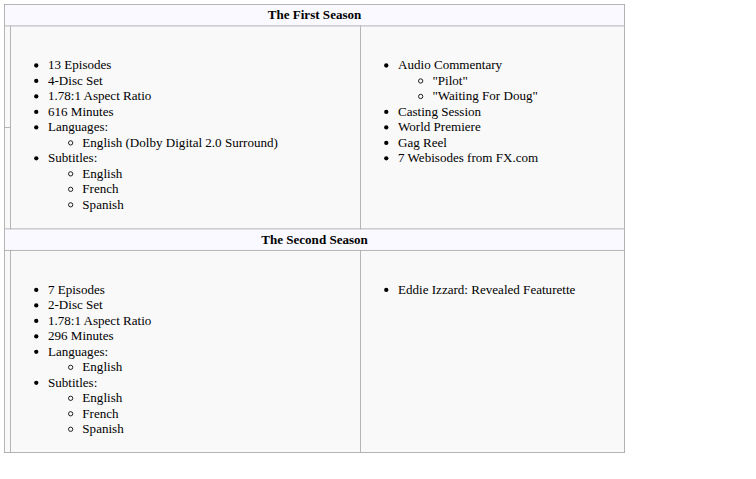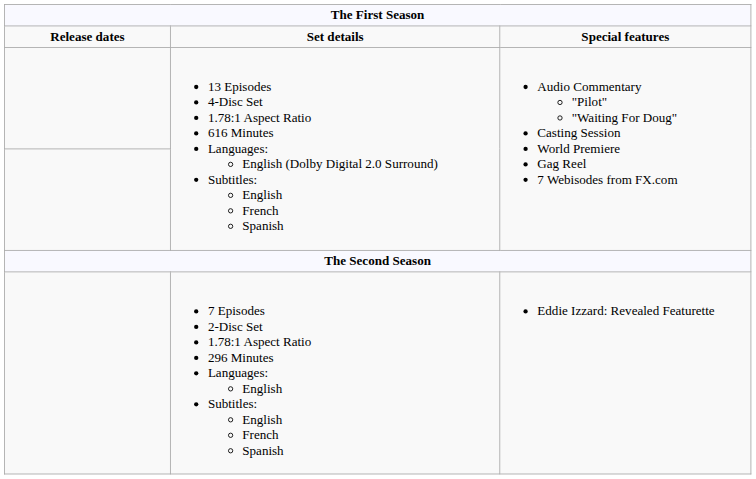+ row: (335, 37)
